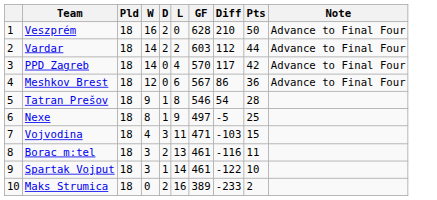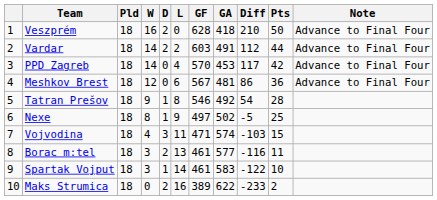+ column: (225, 13)
